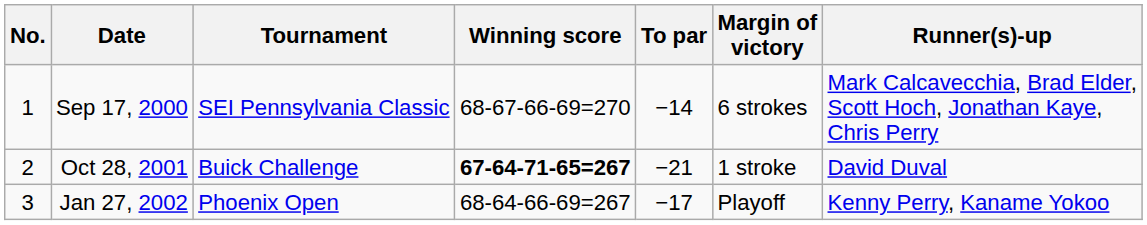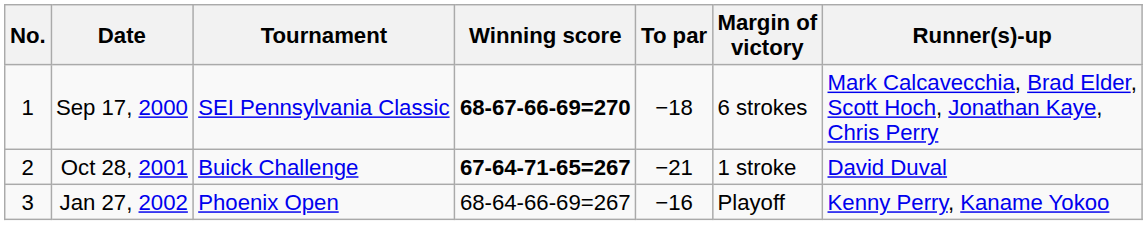(545, 107) normal -> (545, 107) bold
(674, 107) −14 -> (674, 107) −18
(674, 202) −17 -> (674, 202) −16
